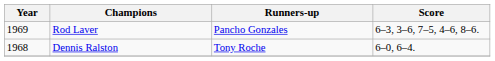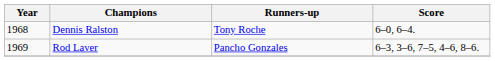rows swapped: (85, 47) <-> (75, 29)
